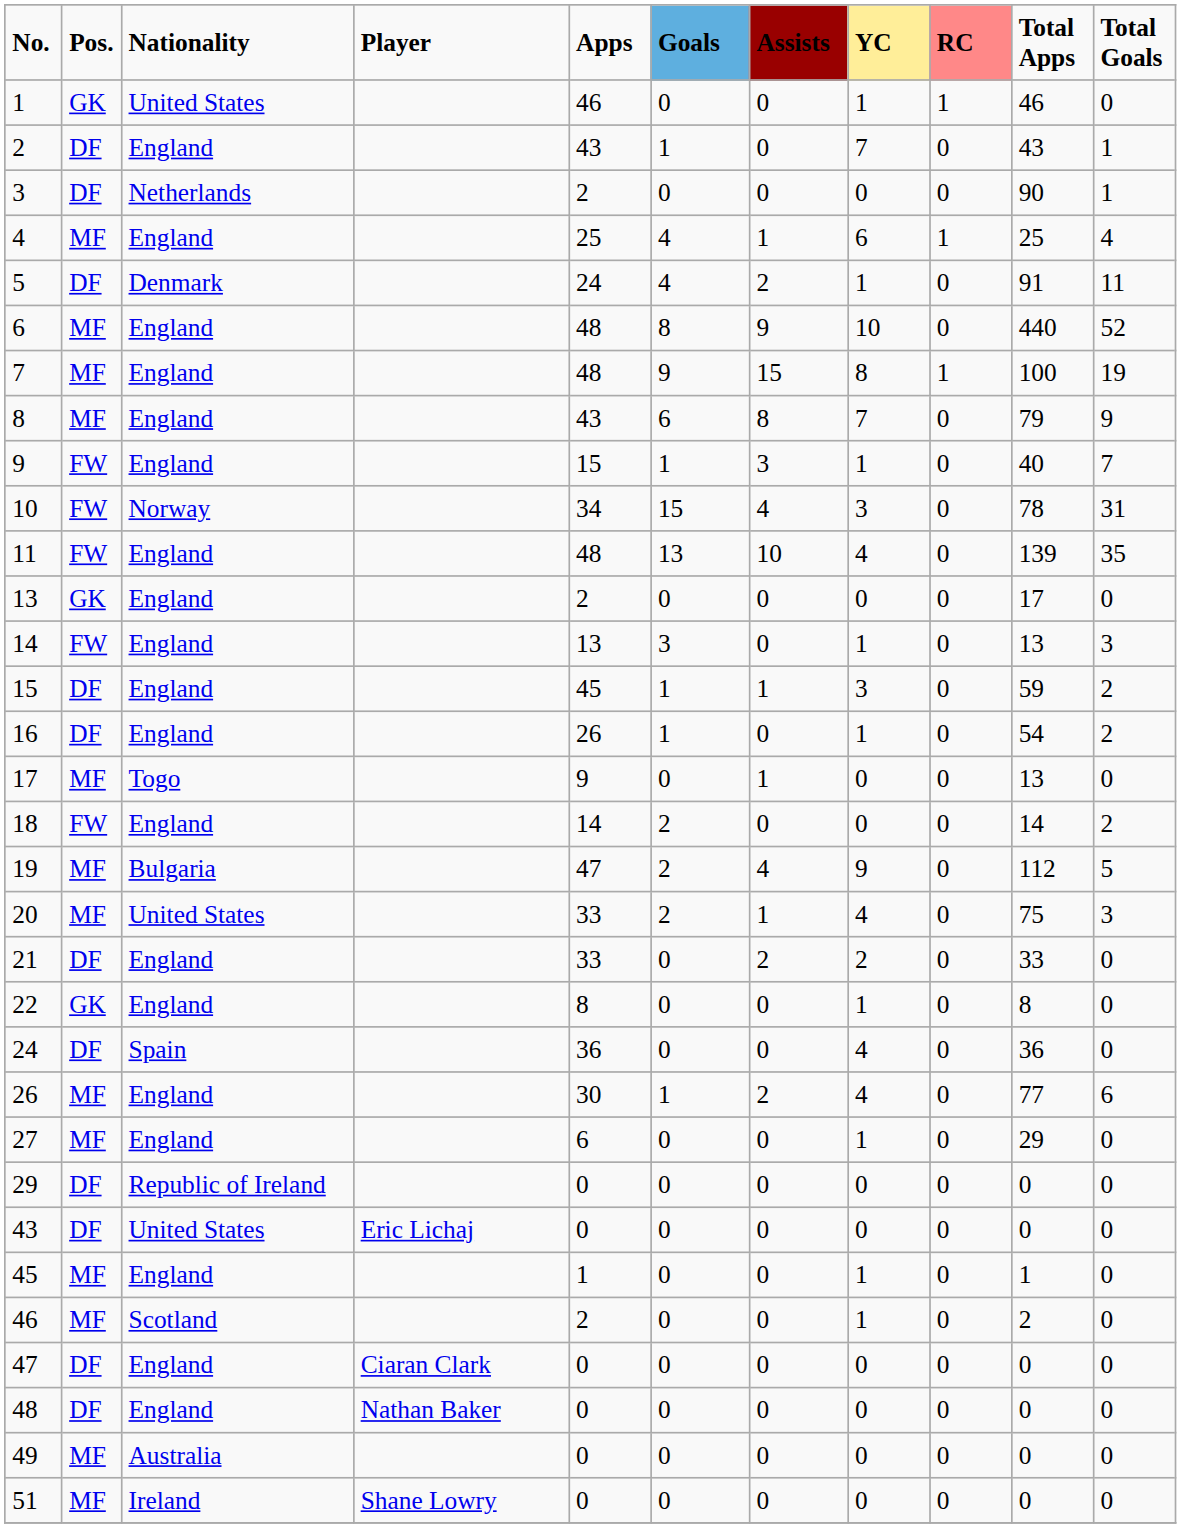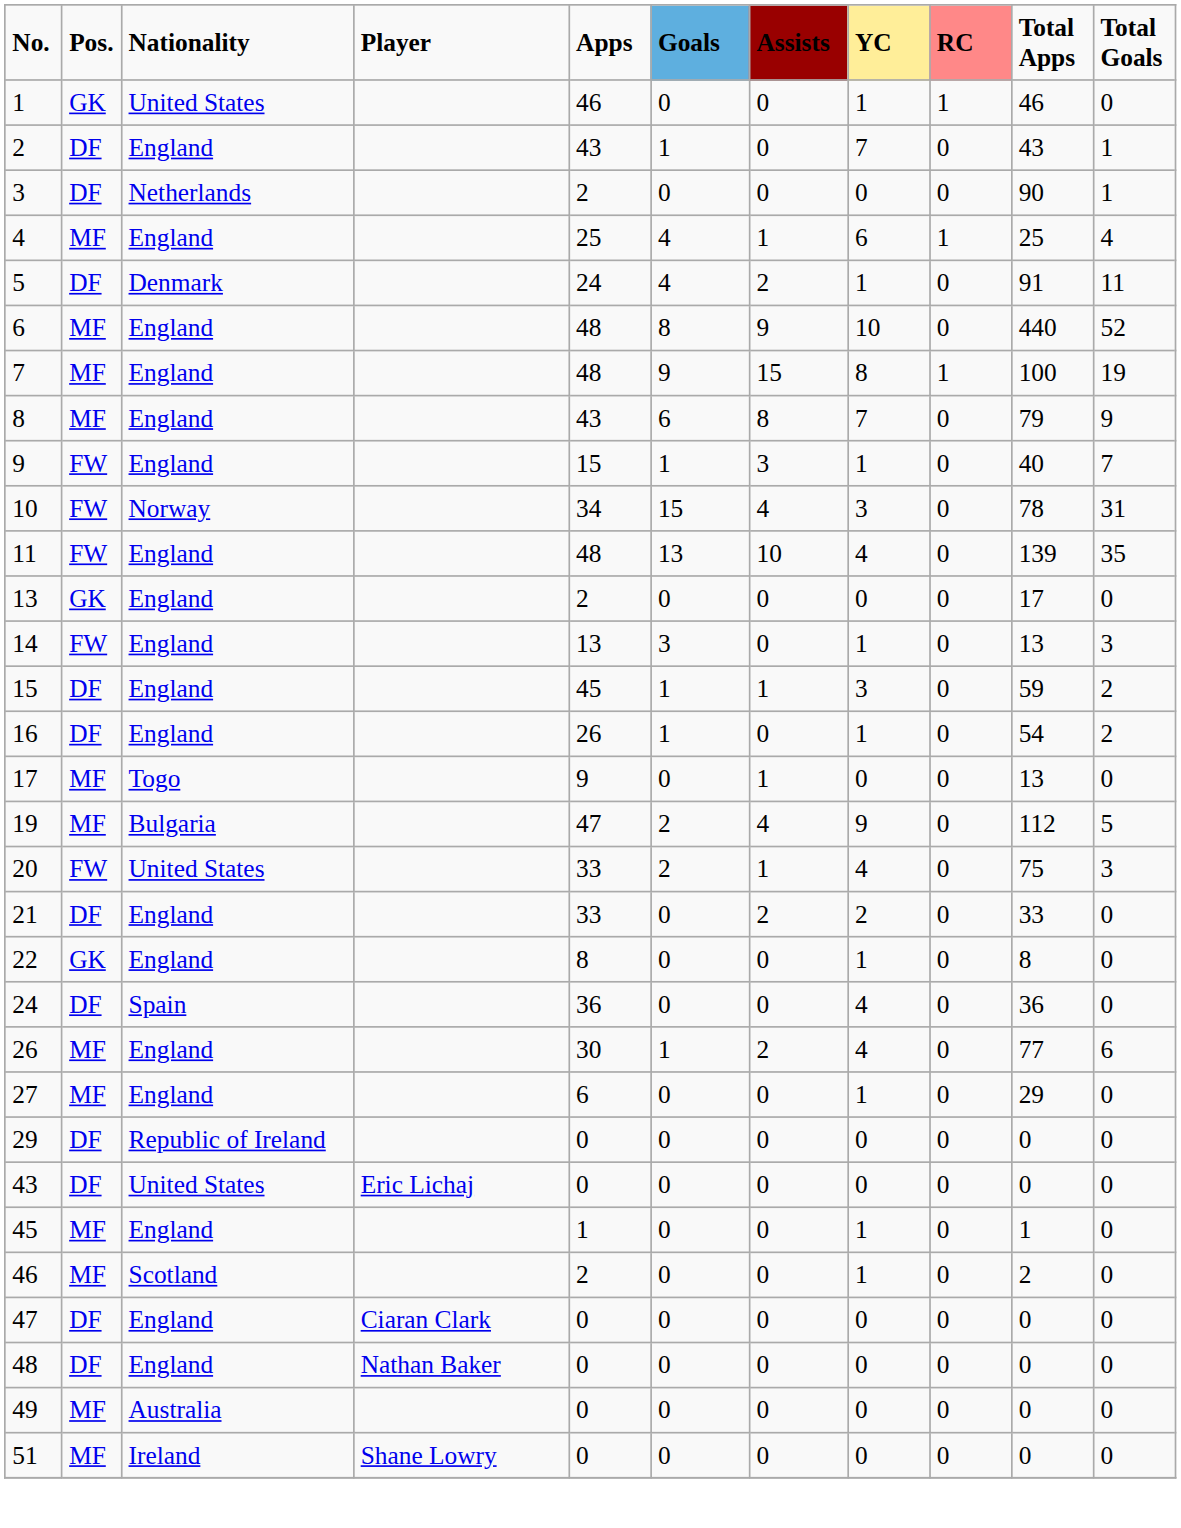- row: (25, 823)
(87, 914) MF -> (88, 868) FW
